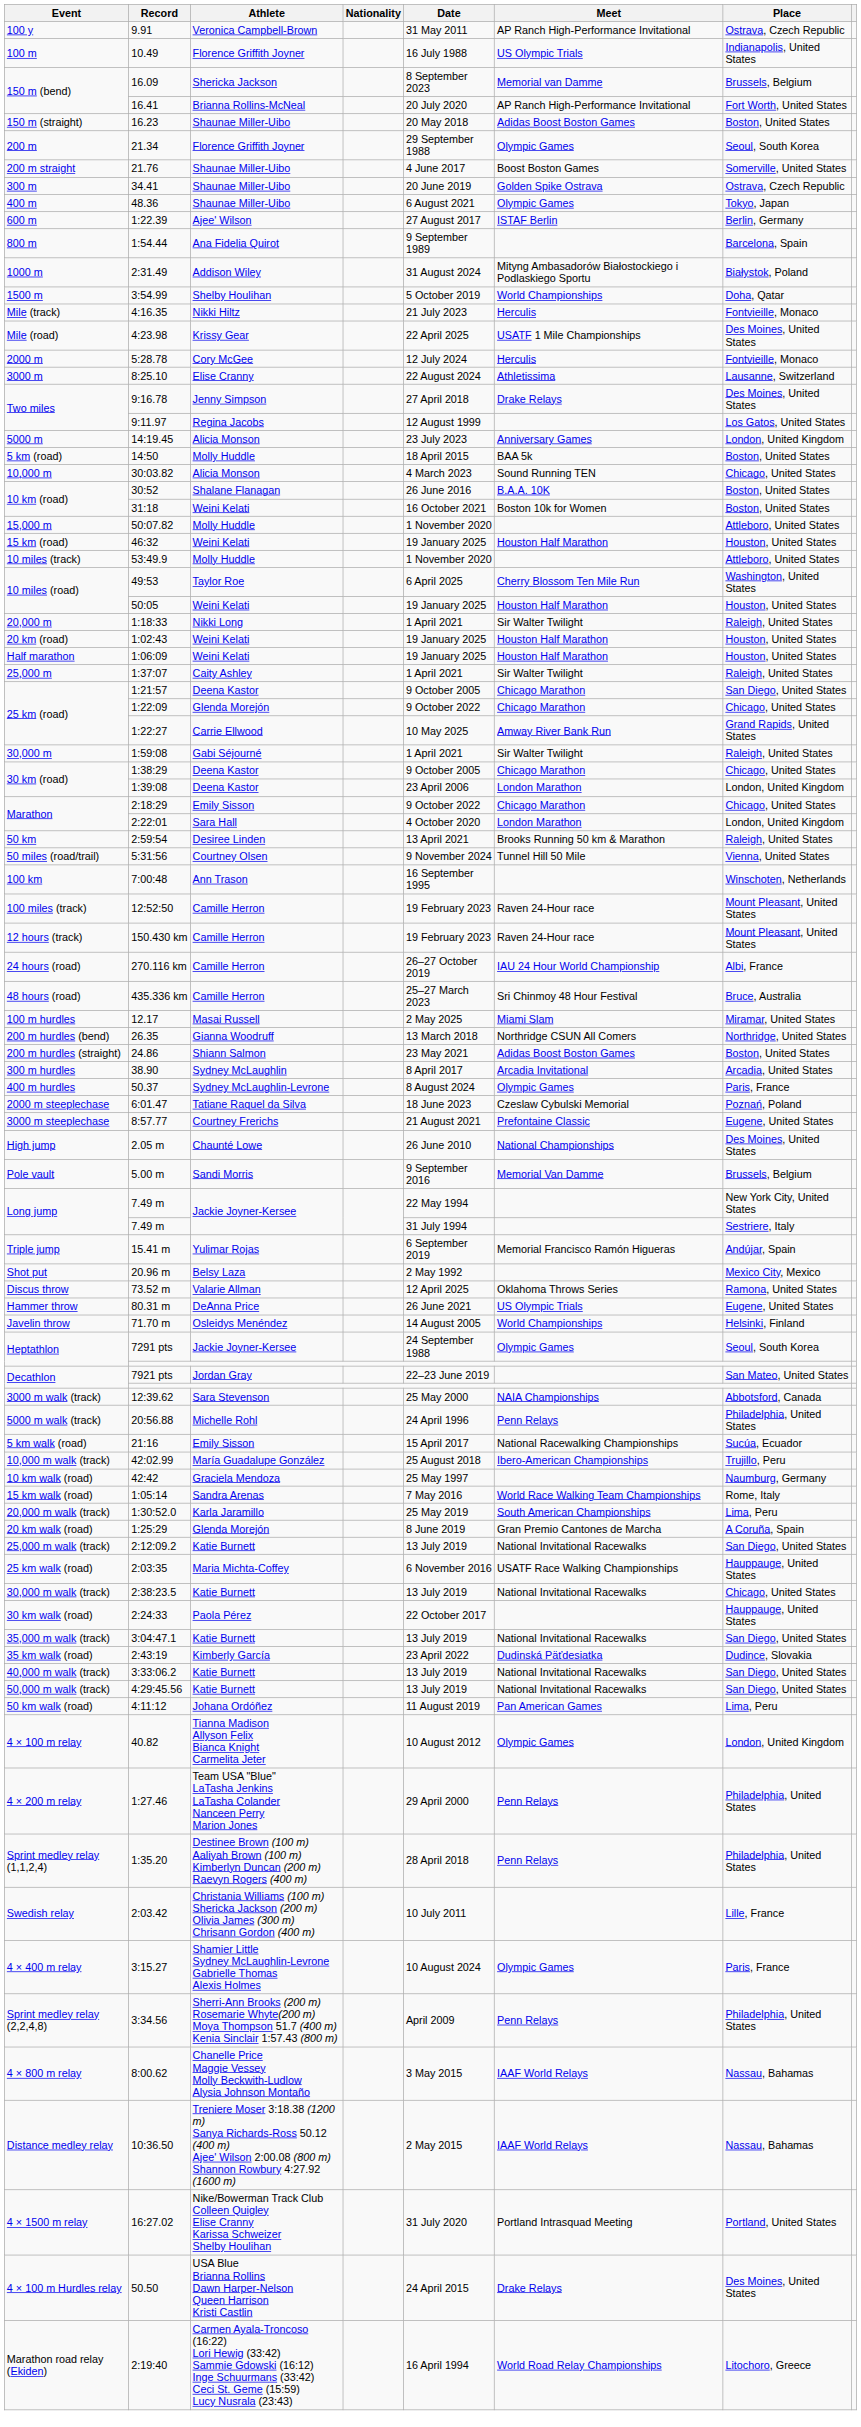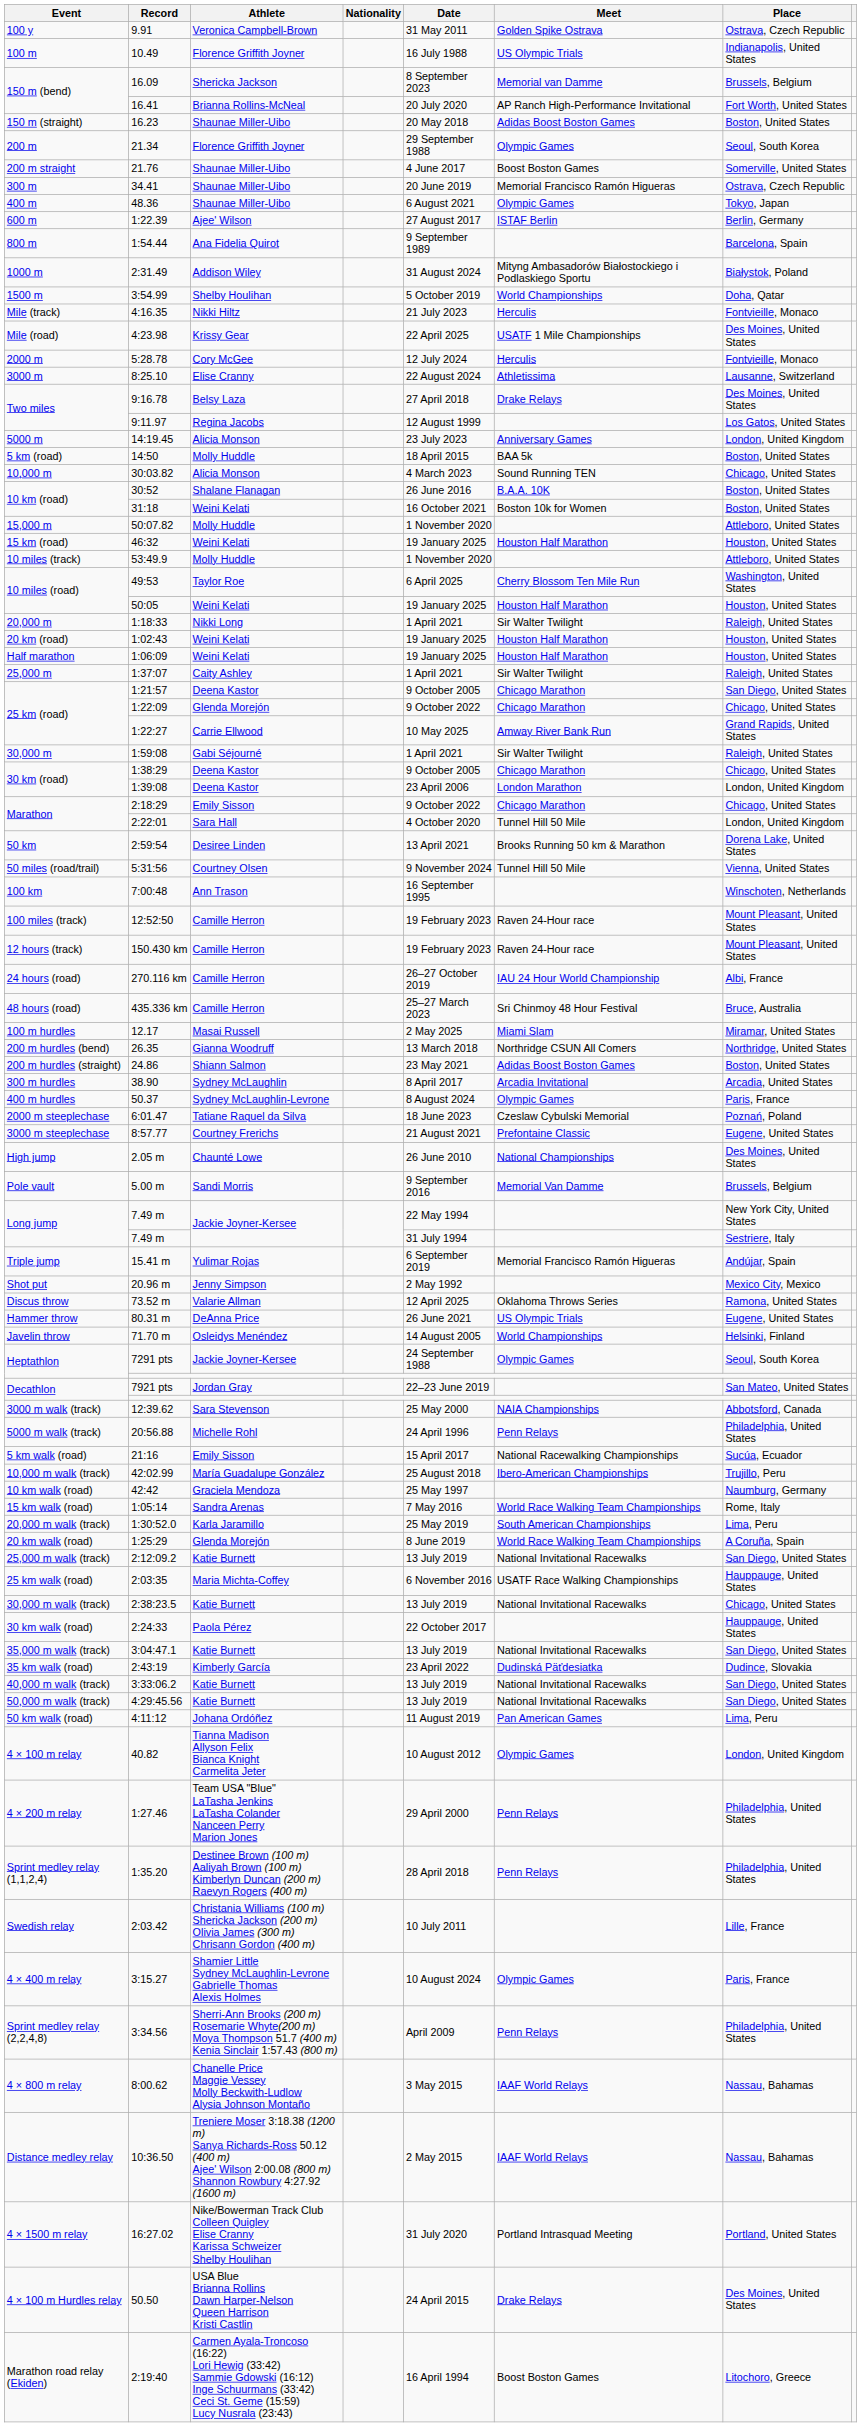(594, 30) AP Ranch High-Performance Invitational -> (550, 30) Golden Spike Ostrava
(550, 186) Golden Spike Ostrava -> (586, 186) Memorial Francisco Ramón Higueras
(229, 399) Jenny Simpson -> (219, 399) Belsy Laza
(539, 822) London Marathon -> (541, 822) Tunnel Hill 50 Mile
(779, 839) Raleigh, United States -> (775, 845) Dorena Lake, United States
(219, 1272) Belsy Laza -> (229, 1285) Jenny Simpson
(579, 1529) Gran Premio Cantones de Marcha -> (599, 1541) World Race Walking Team Championships
(579, 2365) World Road Relay Championships -> (548, 2377) Boost Boston Games
